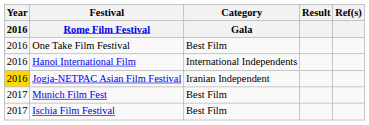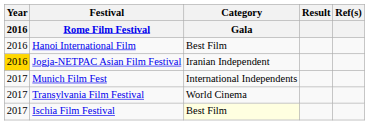- row: (81, 45)
(242, 62) International Independents -> (206, 45) Best Film
(206, 95) Best Film -> (242, 78) International Independents
+ row: (88, 95)
(206, 111) no background -> (206, 111) lightyellow background
